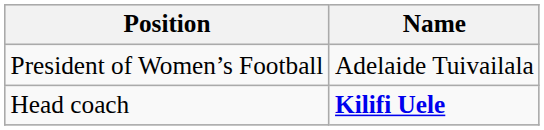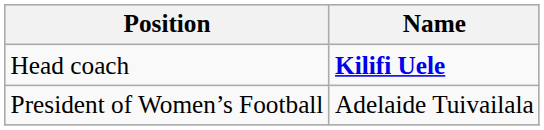rows swapped: (167, 64) <-> (70, 104)
